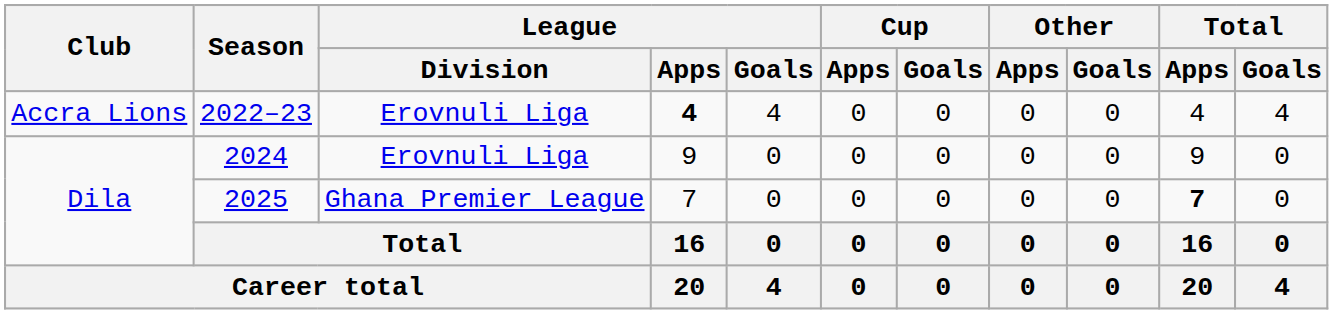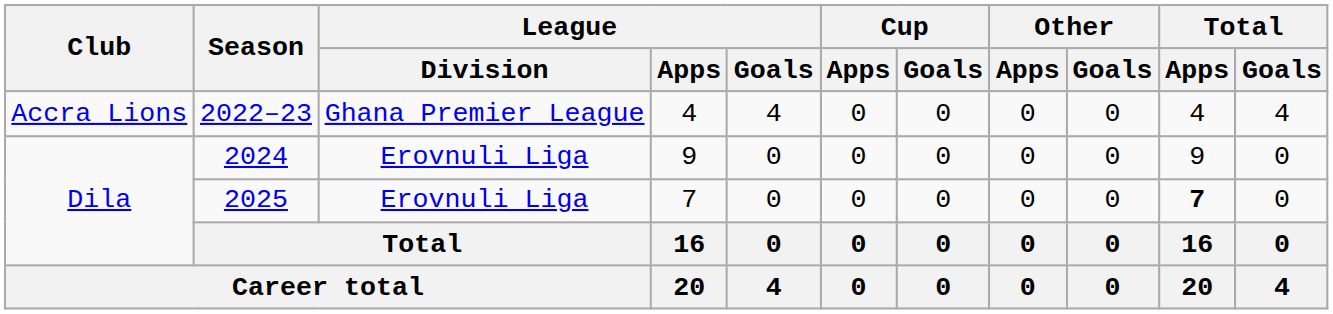(485, 114) Erovnuli Liga -> (485, 114) Ghana Premier League
(689, 114) bold -> (689, 114) normal
(485, 200) Ghana Premier League -> (485, 200) Erovnuli Liga
